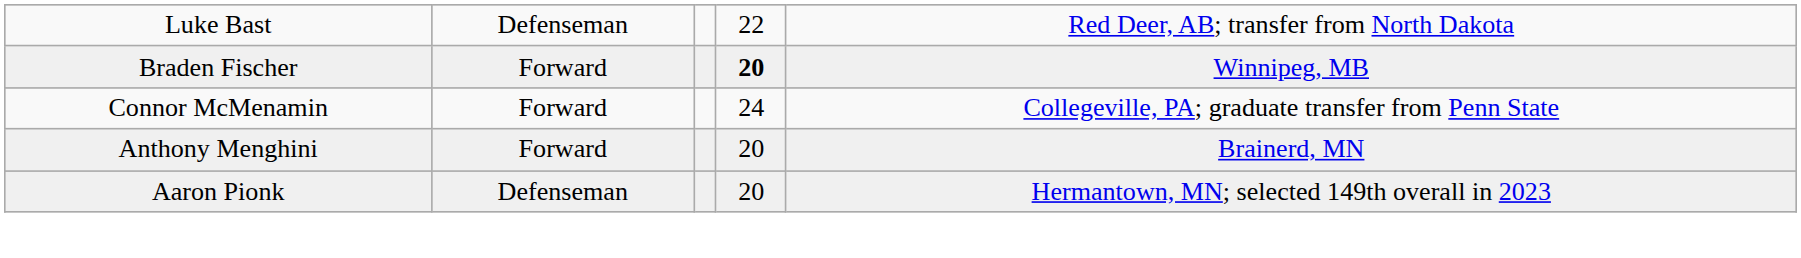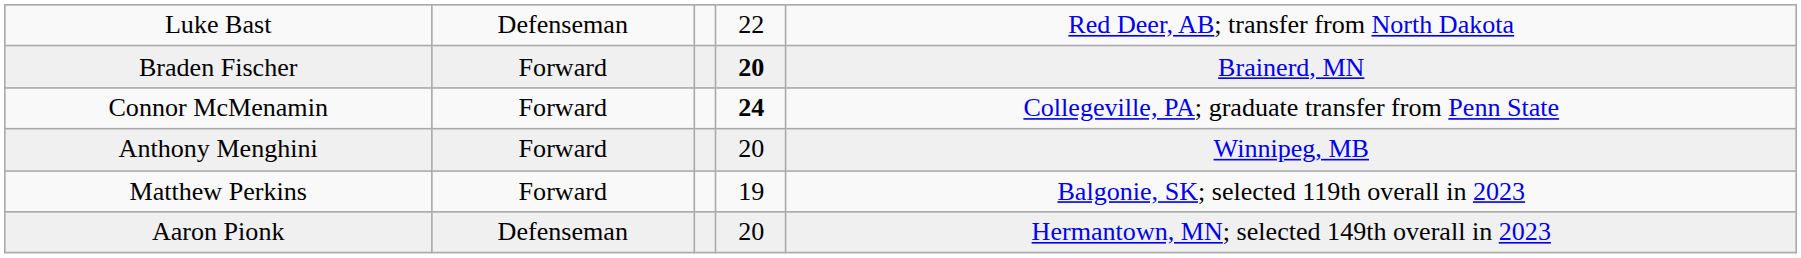(1291, 66) Winnipeg, MB -> (1291, 66) Brainerd, MN
(751, 107) normal -> (751, 107) bold
(1291, 149) Brainerd, MN -> (1291, 149) Winnipeg, MB
+ row: (218, 190)
